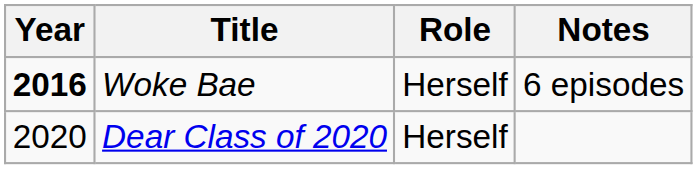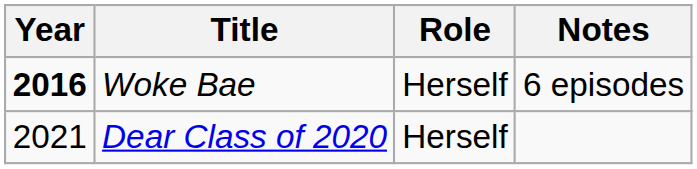(50, 136) 2020 -> (50, 136) 2021
